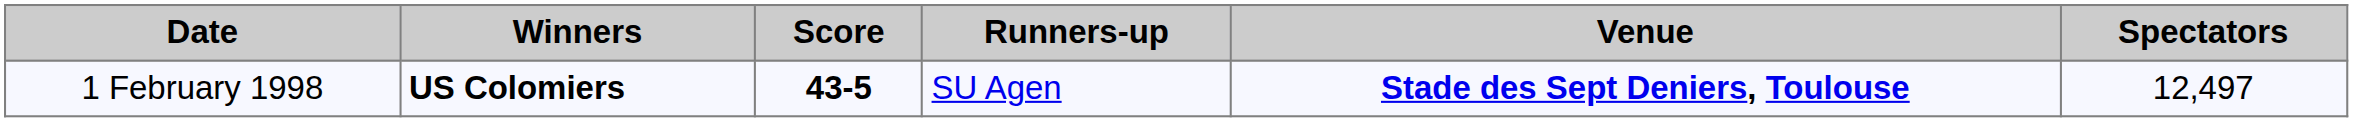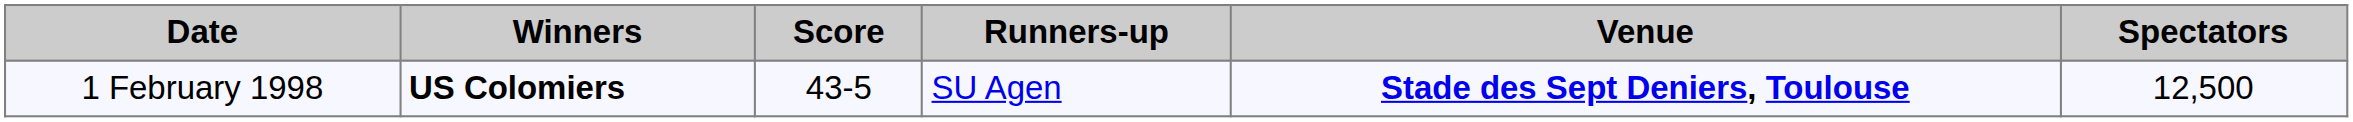(839, 87) bold -> (839, 87) normal
(2203, 87) 12,497 -> (2203, 87) 12,500
